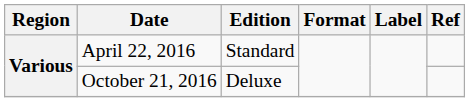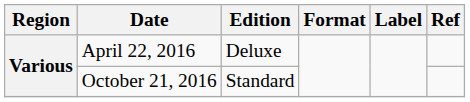(260, 50) Standard -> (254, 50) Deluxe
(254, 81) Deluxe -> (260, 81) Standard
